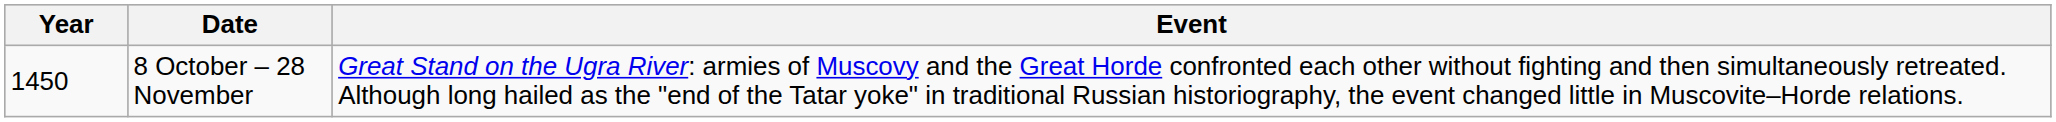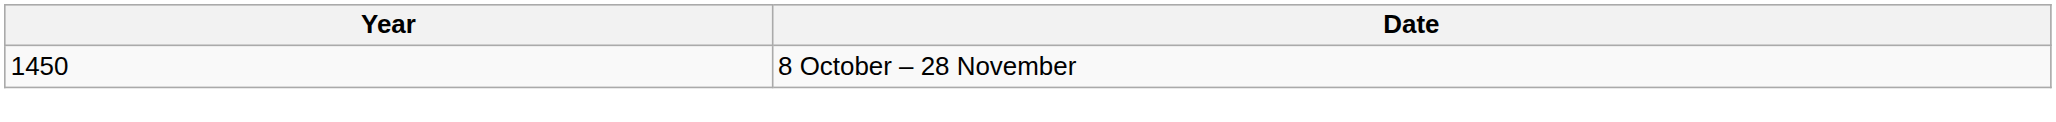- column: (1191, 25)
